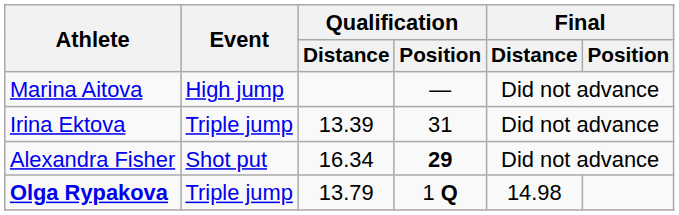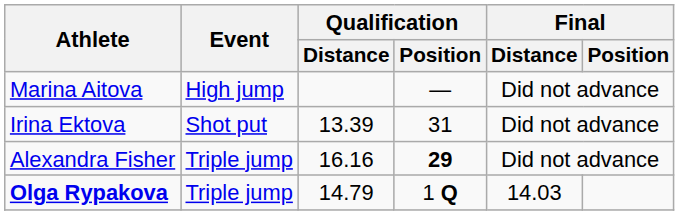(239, 124) Triple jump -> (226, 124) Shot put
(226, 159) Shot put -> (239, 159) Triple jump
(346, 159) 16.34 -> (346, 159) 16.16
(346, 193) 13.79 -> (346, 193) 14.79
(534, 193) 14.98 -> (534, 193) 14.03
